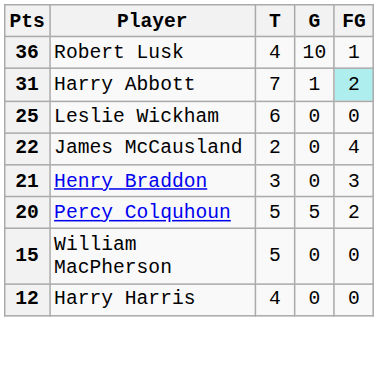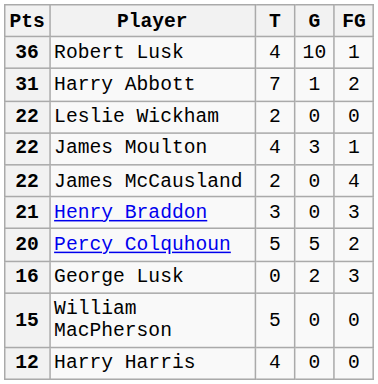(354, 85) paleturquoise background -> (354, 85) no background
(27, 117) 25 -> (27, 117) 22
(275, 117) 6 -> (275, 117) 2
+ row: (131, 149)
+ row: (119, 277)
